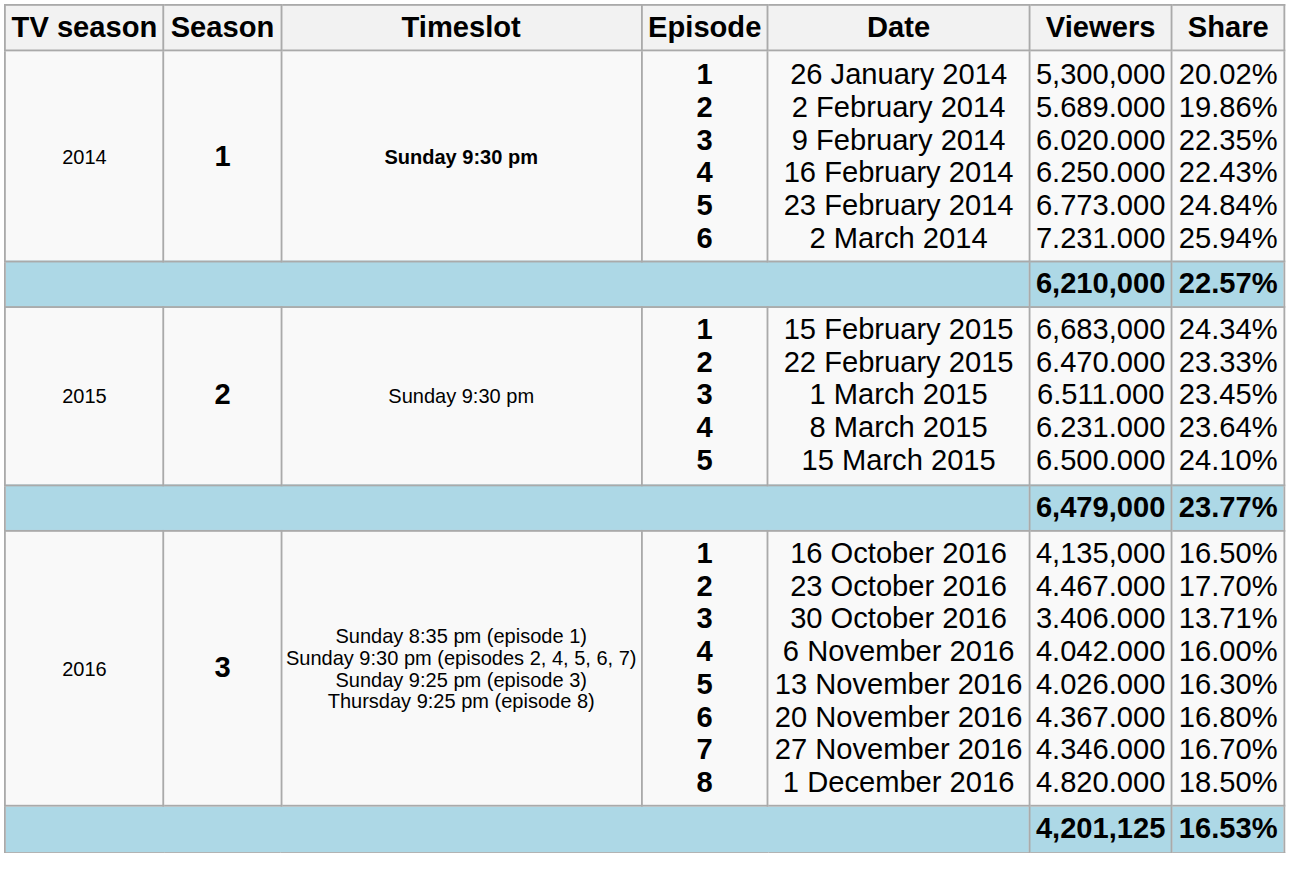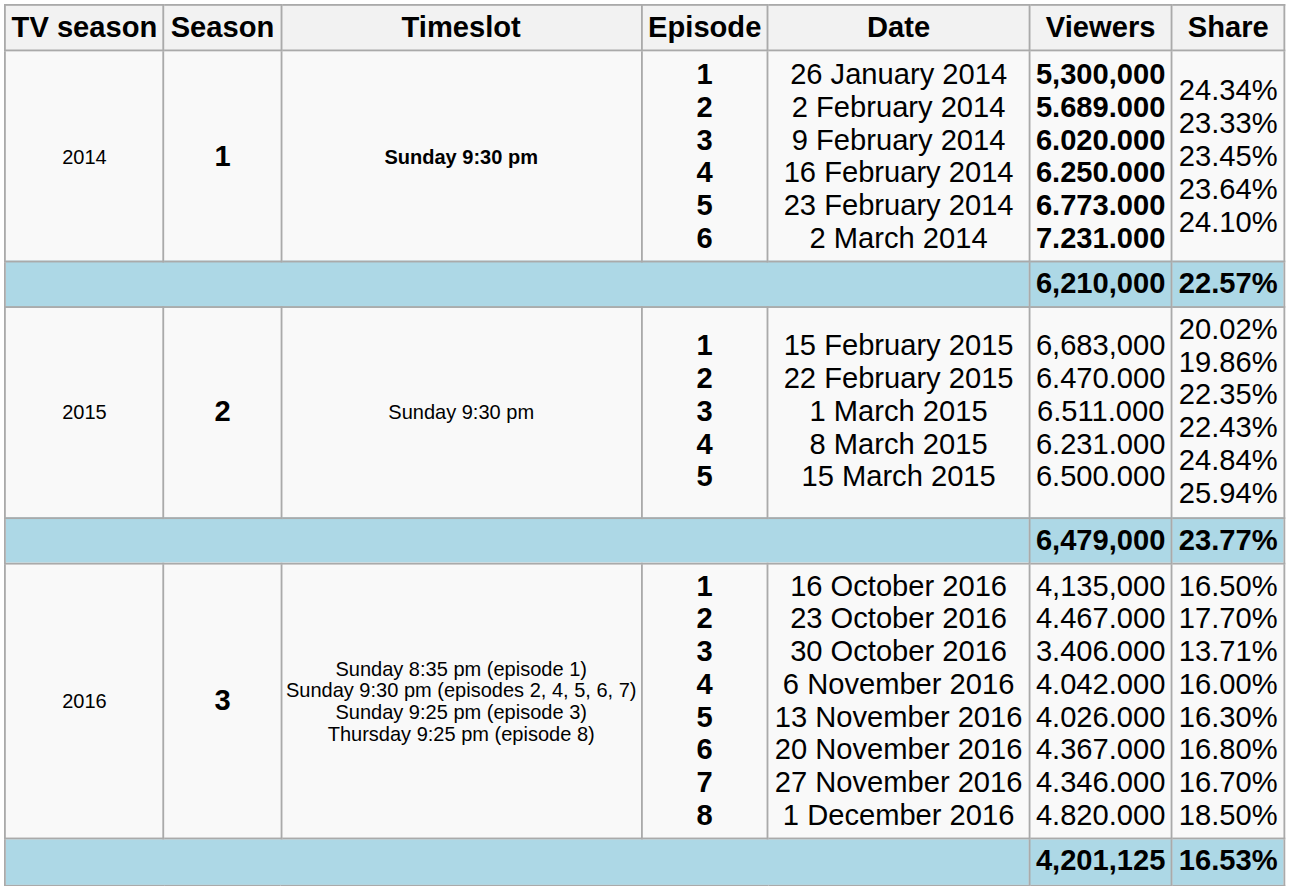(1101, 155) normal -> (1101, 155) bold
(1228, 155) 20.02% 19.86% 22.35% 22.43% 24.84% 25.94% -> (1228, 155) 24.34% 23.33% 23.45% 23.64% 24.10%
(1228, 395) 24.34% 23.33% 23.45% 23.64% 24.10% -> (1228, 411) 20.02% 19.86% 22.35% 22.43% 24.84% 25.94%
